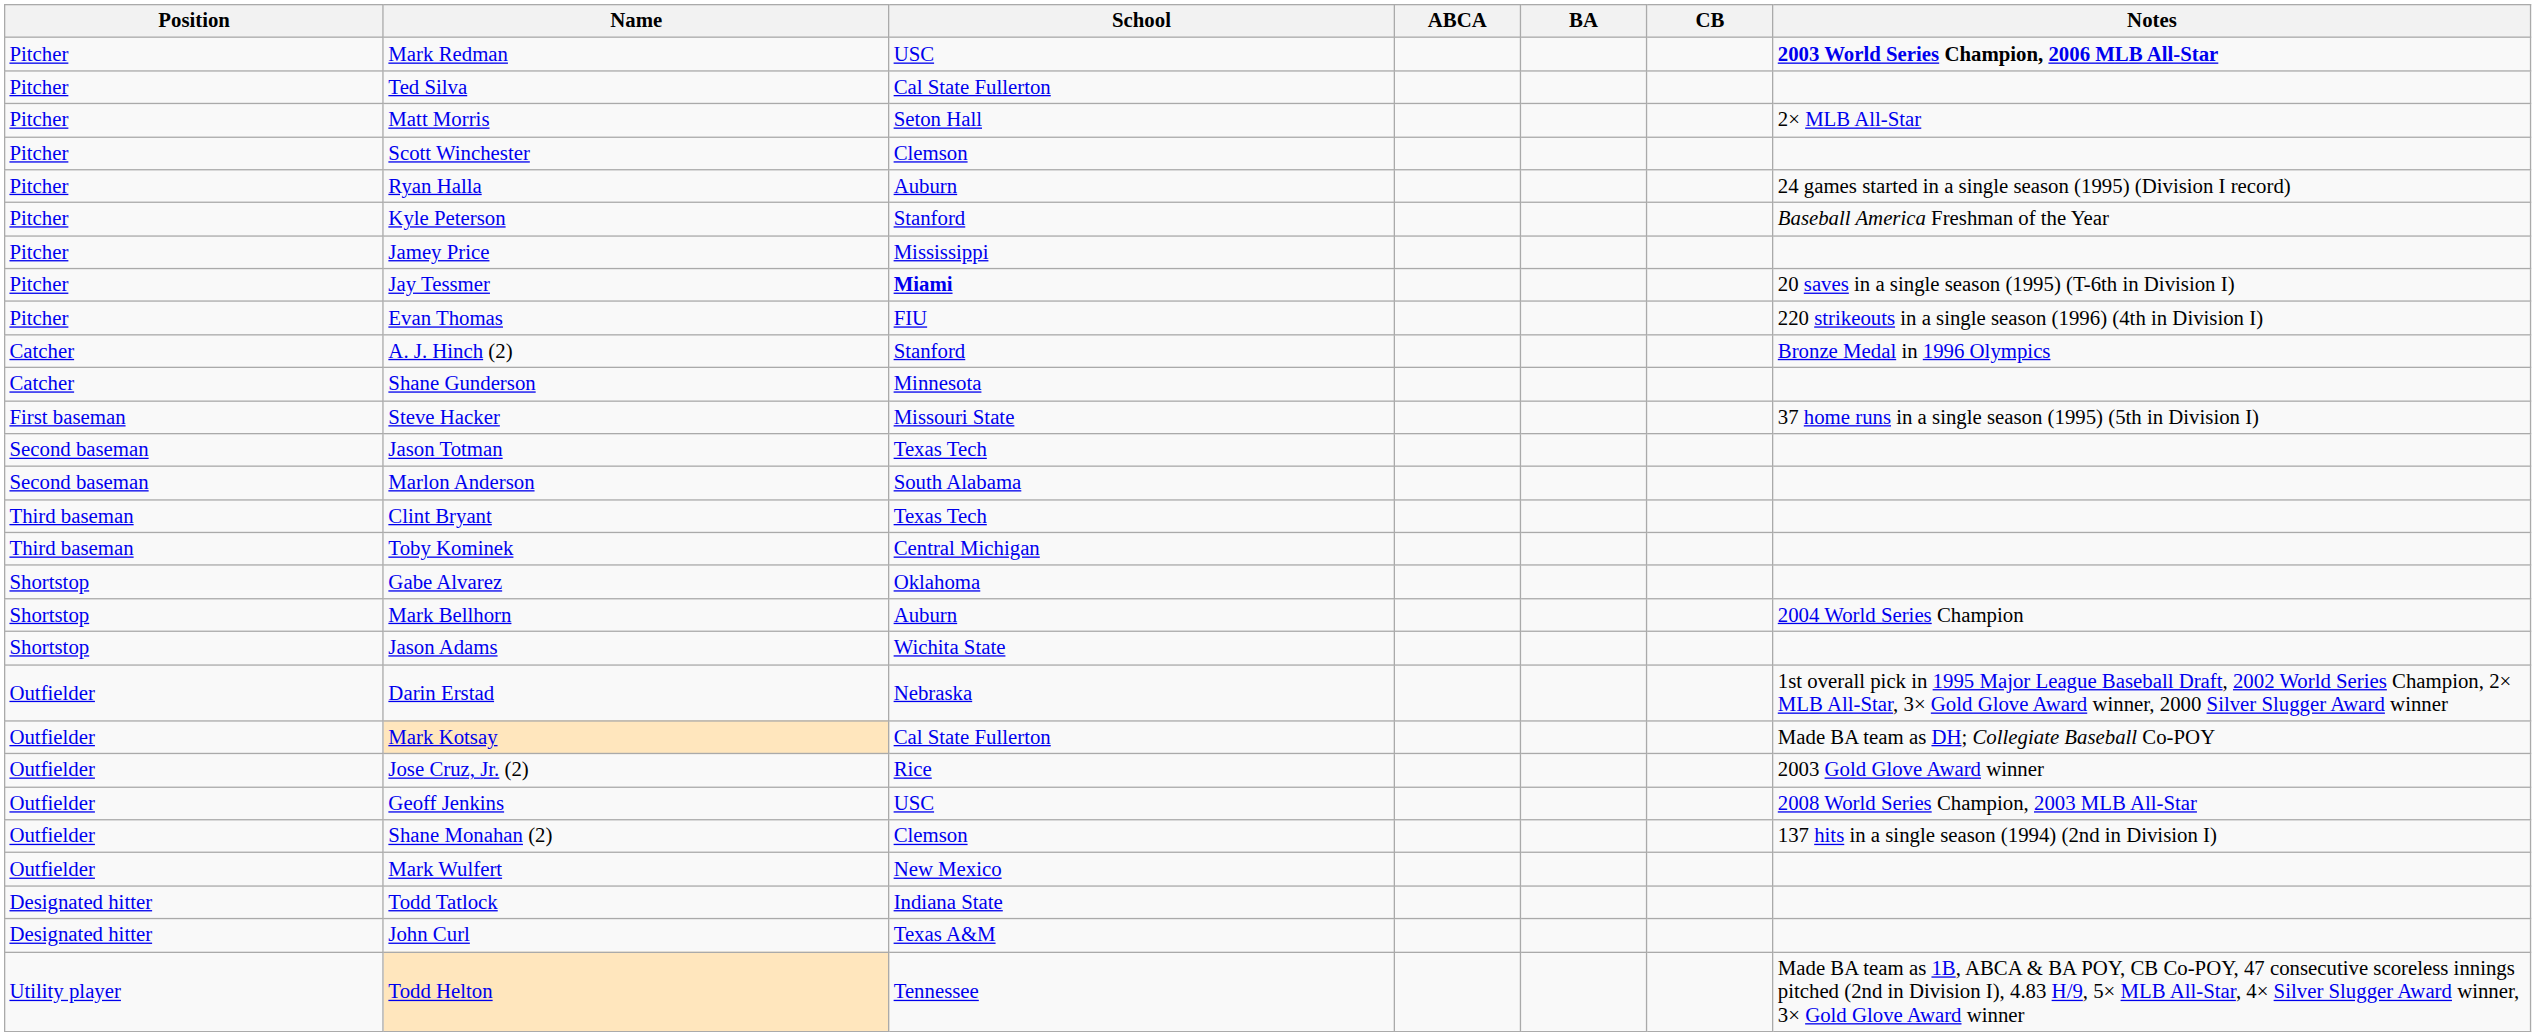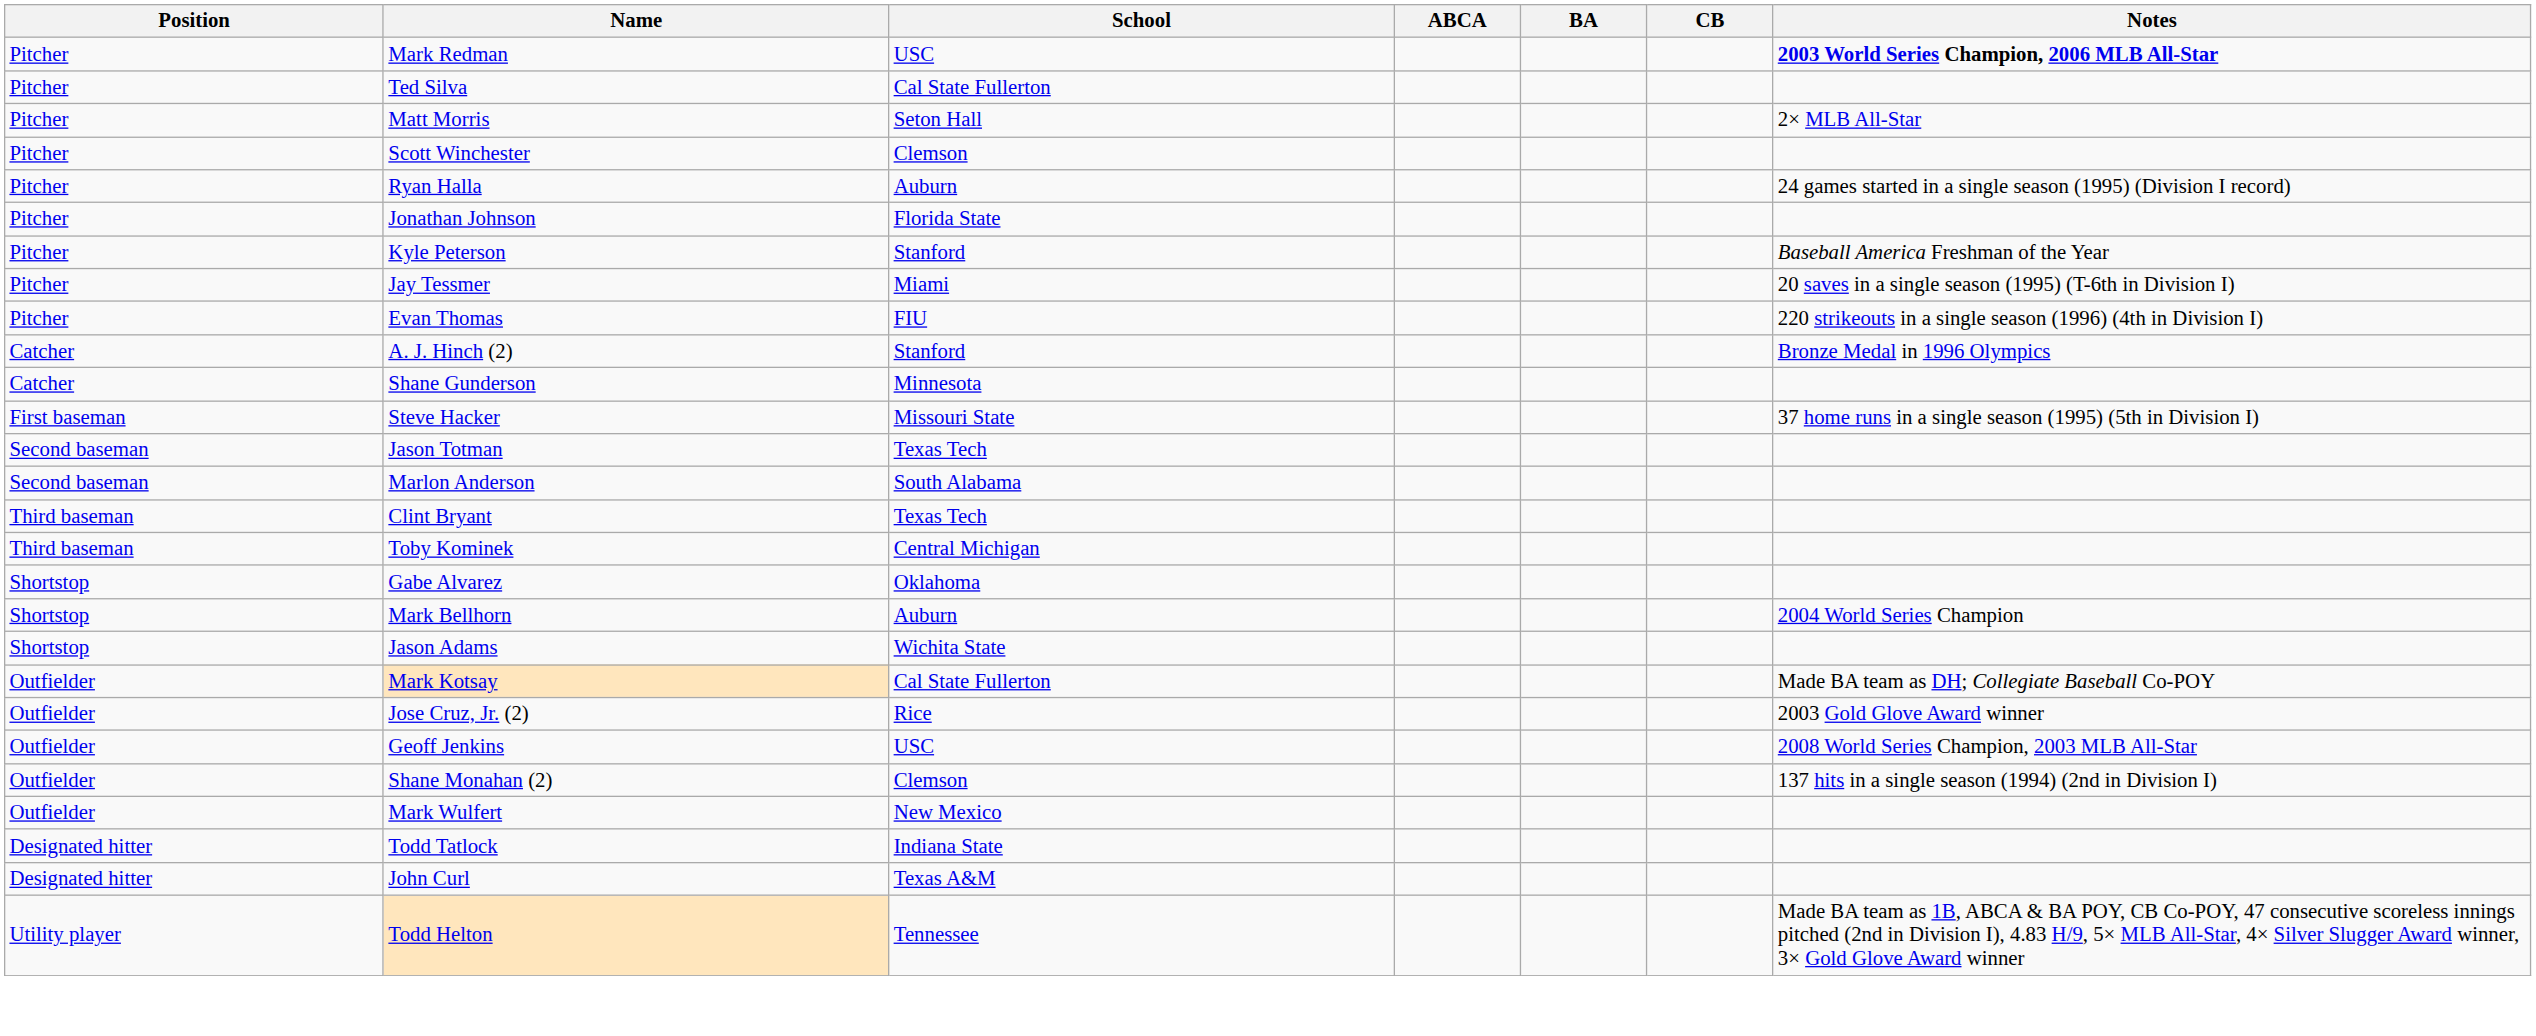+ row: (462, 218)
- row: (439, 251)
(923, 284) bold -> (921, 284) normal
- row: (441, 692)
